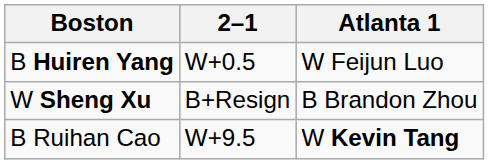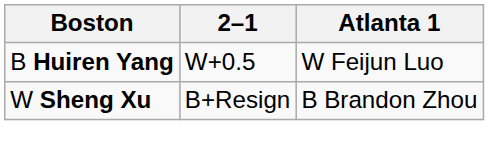- row: (86, 138)
